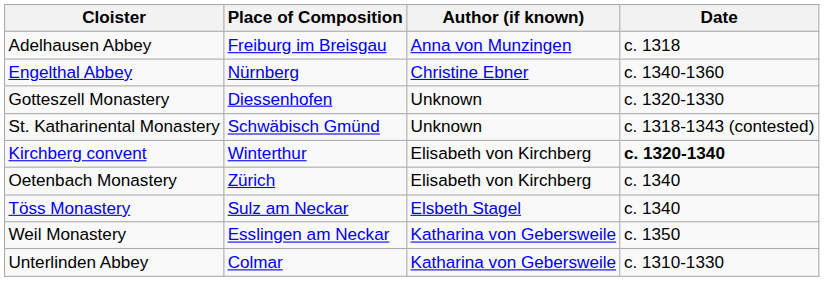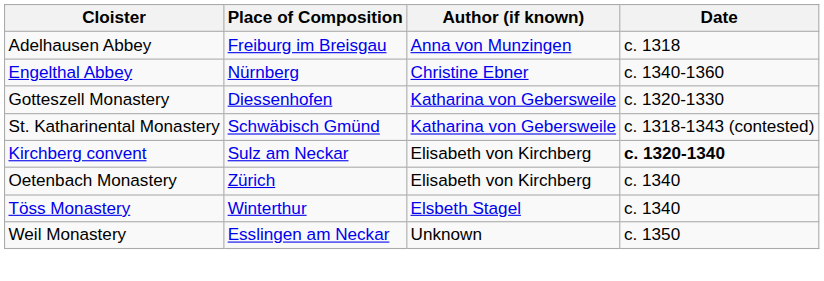(446, 99) Unknown -> (513, 99) Katharina von Gebersweile
(446, 126) Unknown -> (513, 126) Katharina von Gebersweile
(267, 153) Winterthur -> (288, 153) Sulz am Neckar
(288, 208) Sulz am Neckar -> (267, 208) Winterthur
(513, 235) Katharina von Gebersweile -> (446, 235) Unknown
- row: (78, 262)
